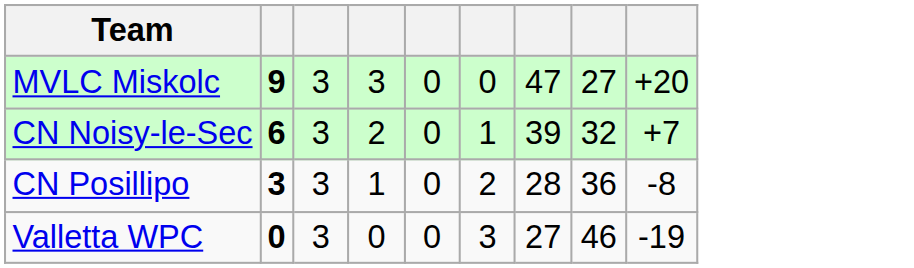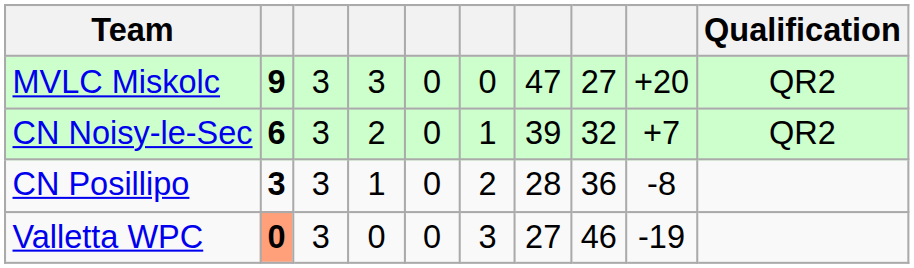+ column: (802, 30)
(277, 236) no background -> (277, 236) lightsalmon background
